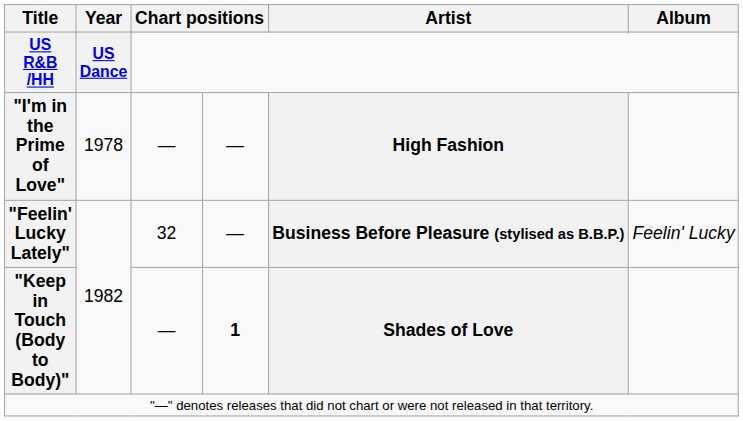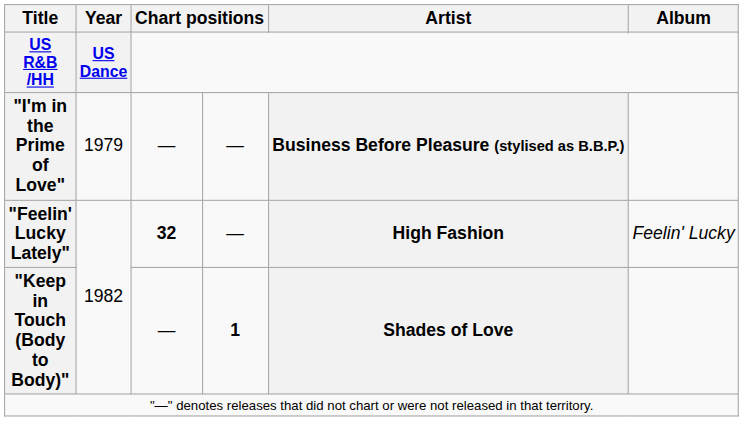(104, 146) 1978 -> (104, 146) 1979
(448, 146) High Fashion -> (448, 146) Business Before Pleasure (stylised as B.B.P.)
(167, 233) normal -> (167, 233) bold
(448, 233) Business Before Pleasure (stylised as B.B.P.) -> (448, 233) High Fashion
